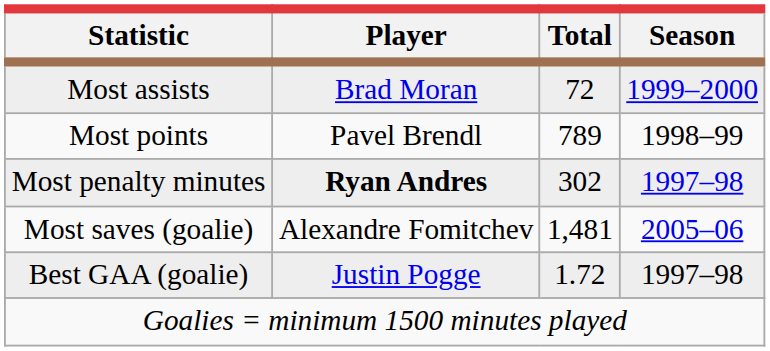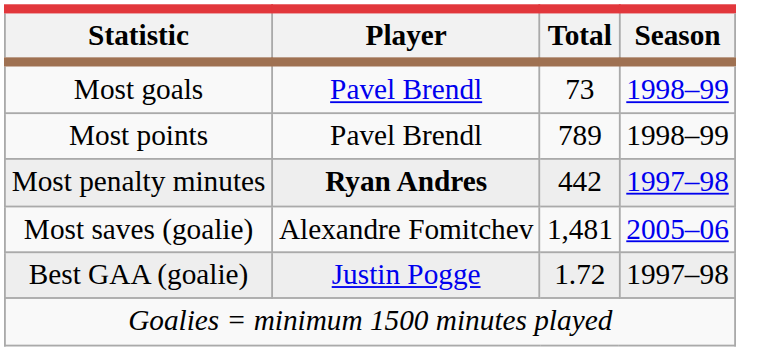+ row: (139, 89)
- row: (139, 89)
(580, 181) 302 -> (580, 181) 442
